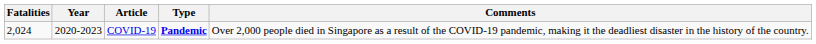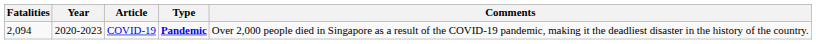(19, 30) 2,024 -> (19, 30) 2,094
